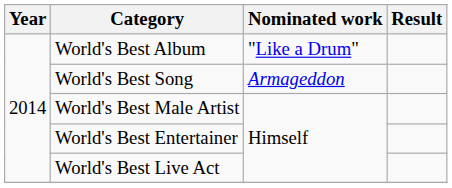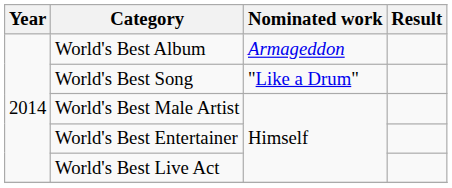(303, 49) "Like a Drum" -> (296, 49) Armageddon
(296, 78) Armageddon -> (303, 78) "Like a Drum"
